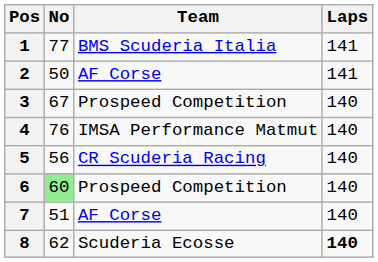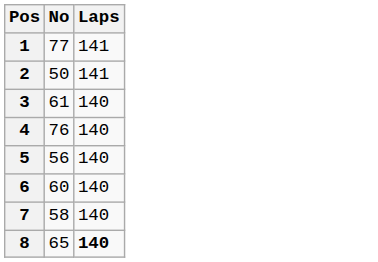- column: (198, 19)
(59, 103) 67 -> (59, 103) 61
(59, 188) lightgreen background -> (59, 188) no background
(59, 216) 51 -> (59, 216) 58
(59, 244) 62 -> (59, 244) 65
